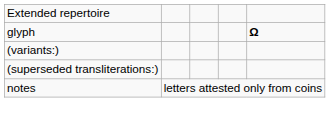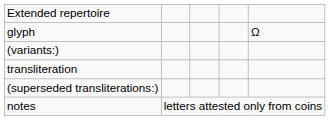(254, 32) bold -> (255, 32) normal
+ row: (42, 69)
